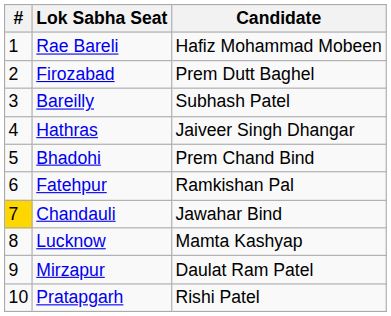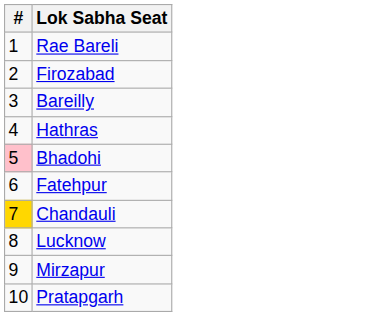- column: (279, 18)
(14, 158) no background -> (14, 158) pink background
